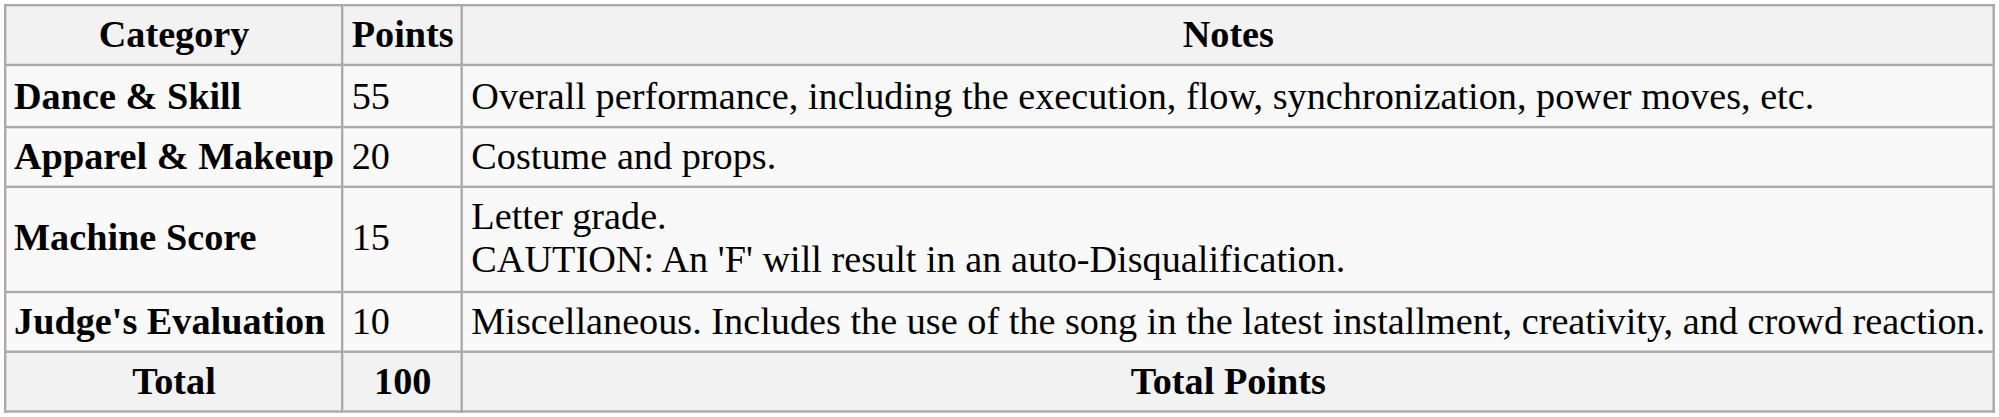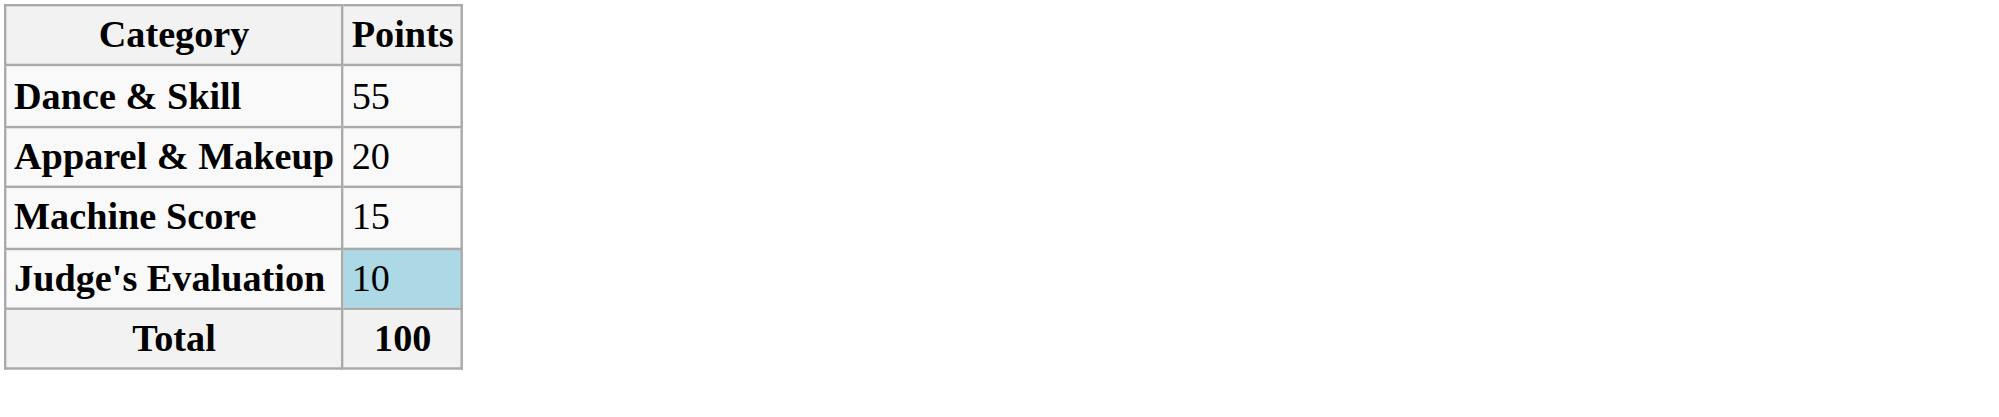- column: (1228, 34)
(371, 320) no background -> (371, 277) lightblue background
